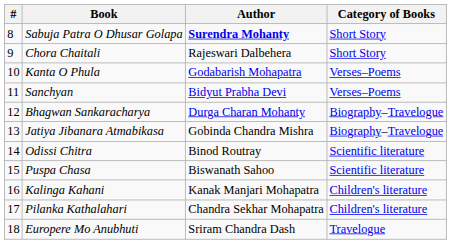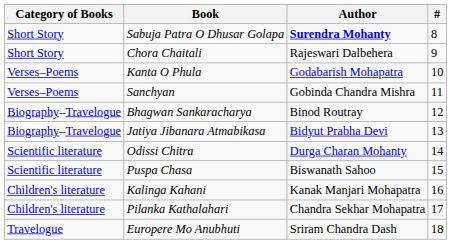columns swapped: (13, 14) <-> (386, 14)
(237, 92) Bidyut Prabha Devi -> (352, 92) Gobinda Chandra Mishra
(247, 111) Durga Charan Mohanty -> (326, 111) Binod Routray
(251, 131) Gobinda Chandra Mishra -> (339, 131) Bidyut Prabha Devi
(225, 151) Binod Routray -> (348, 151) Durga Charan Mohanty
